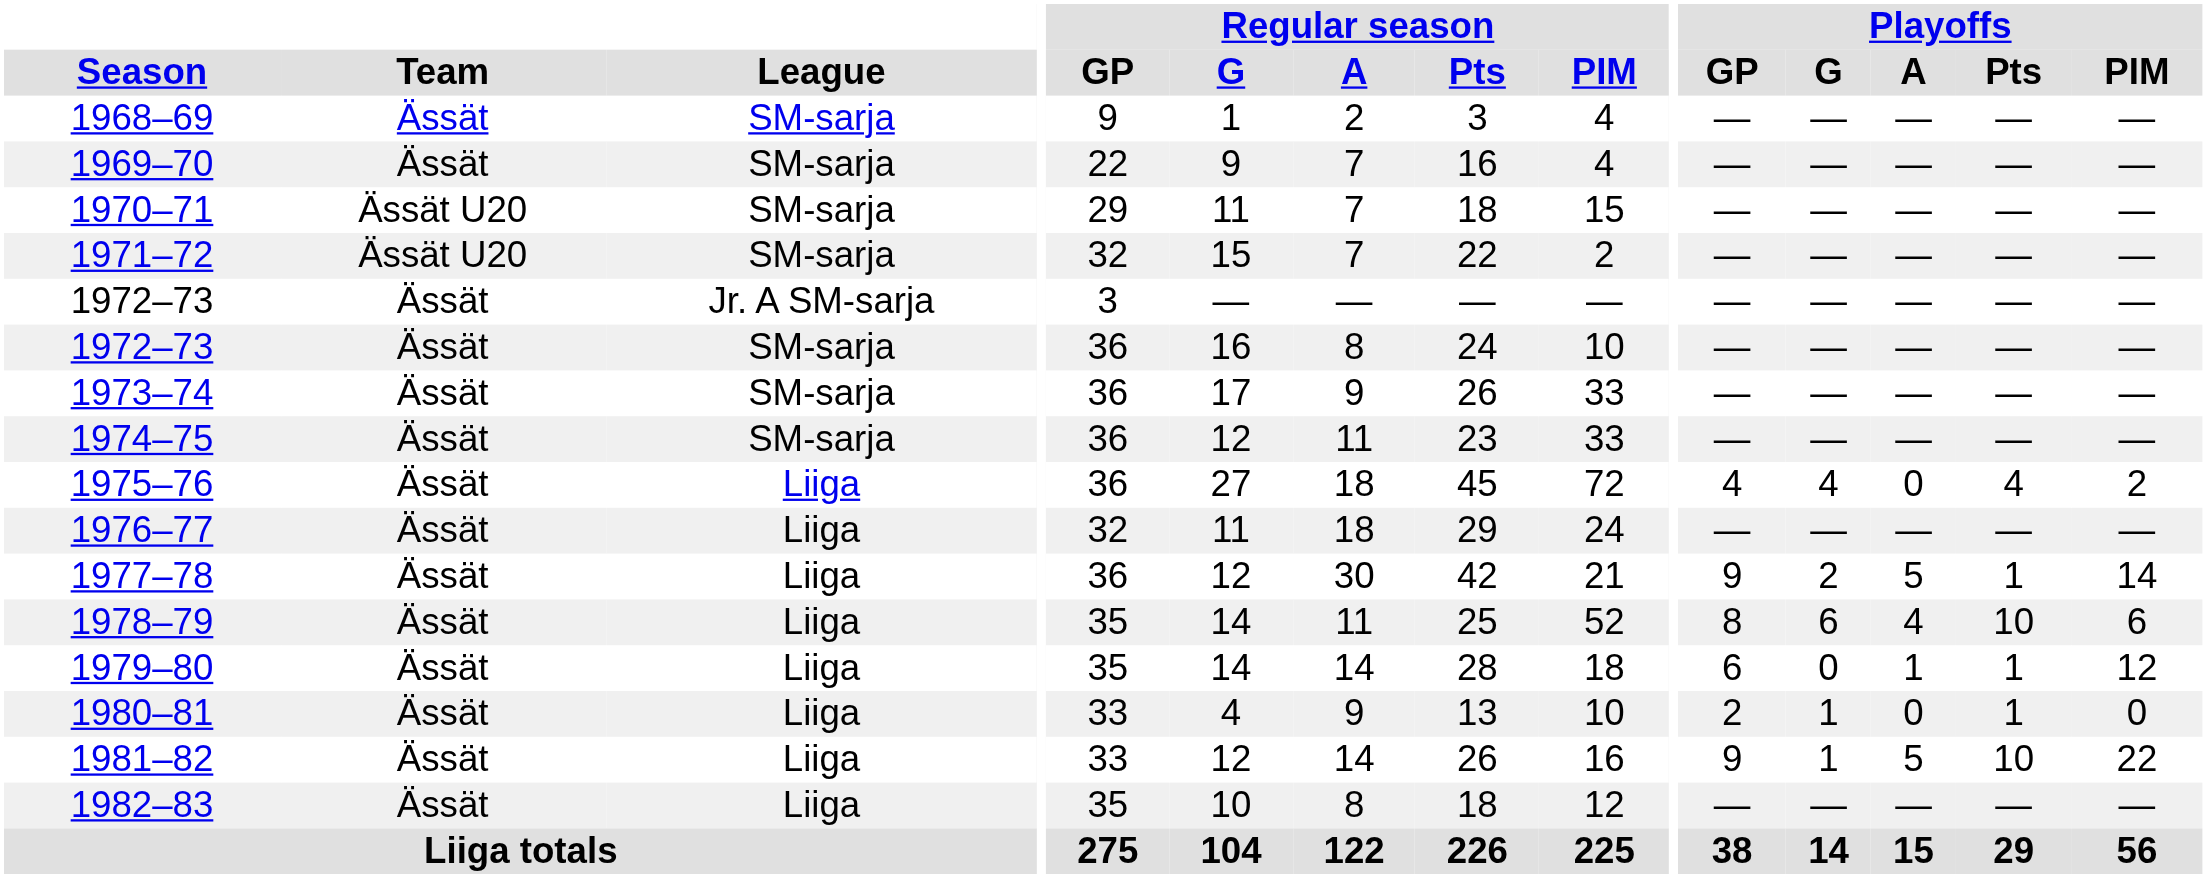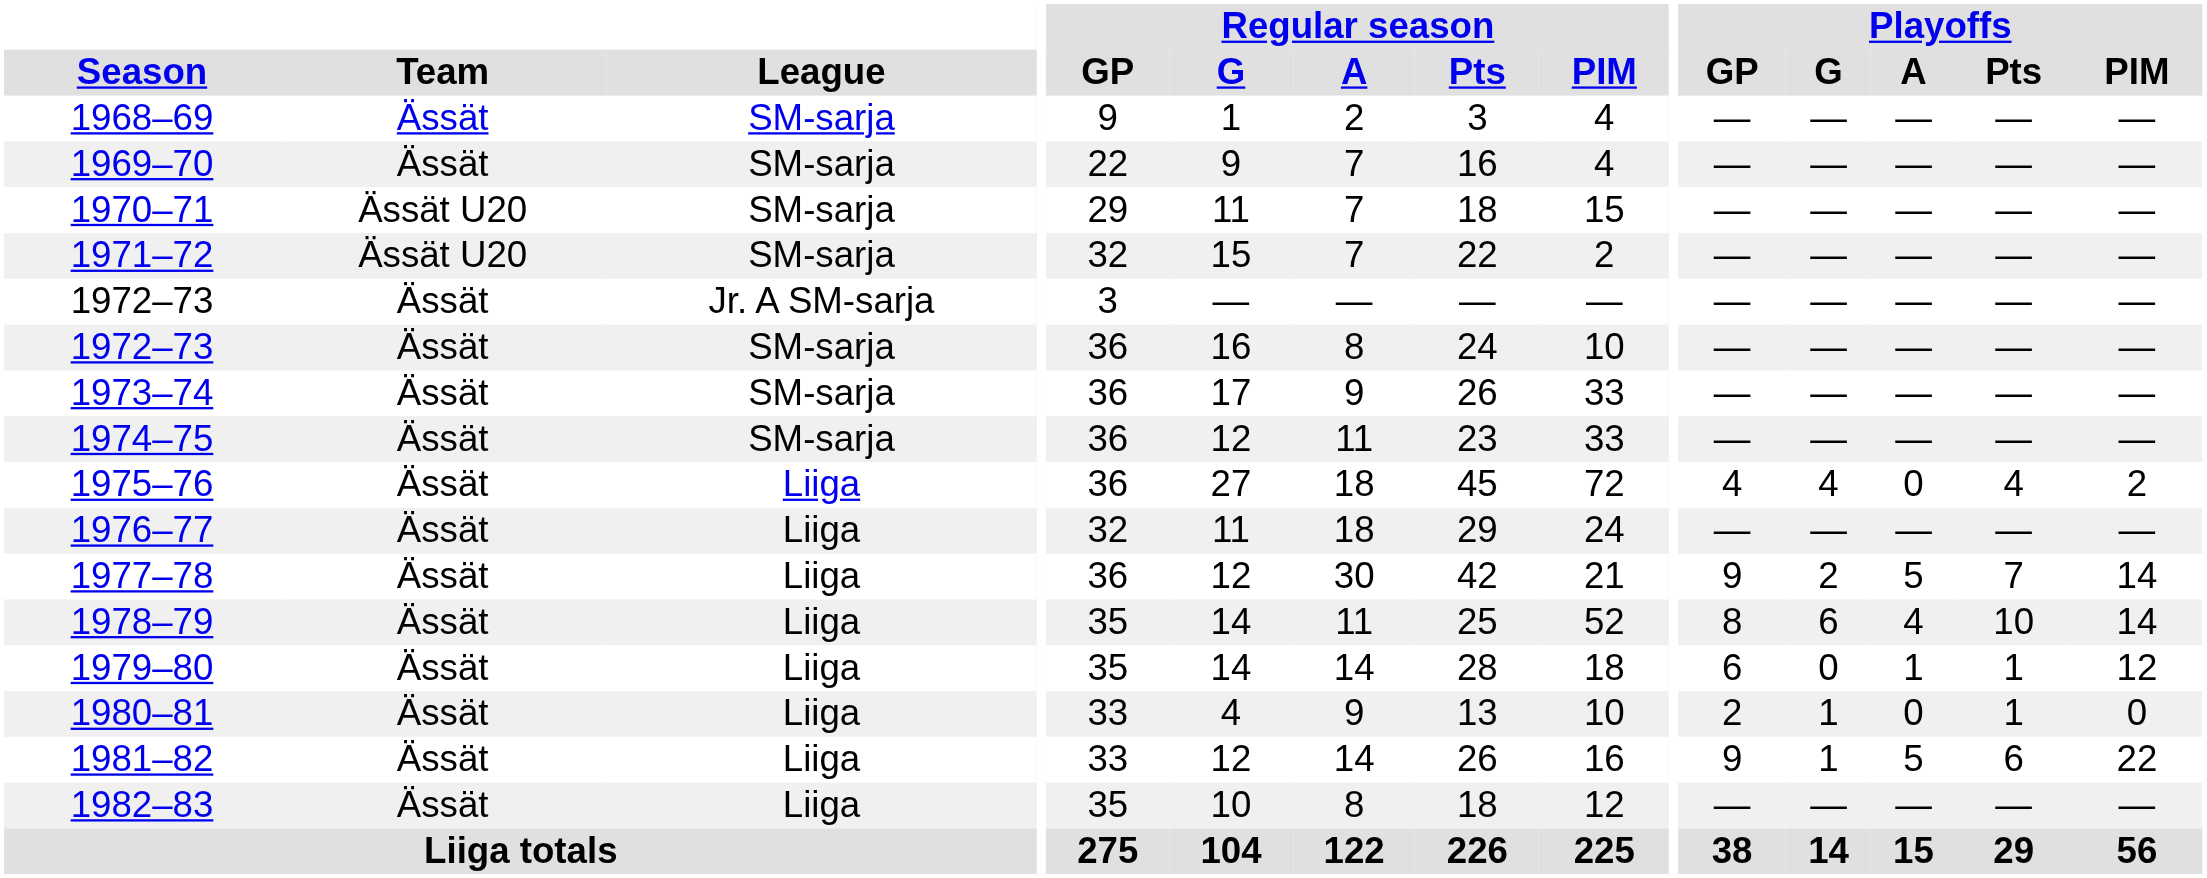(2014, 575) 1 -> (2014, 575) 7
(2137, 621) 6 -> (2137, 621) 14
(2014, 759) 10 -> (2014, 759) 6
